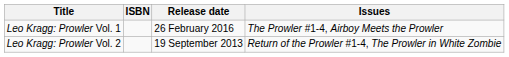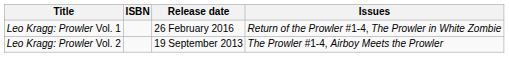(345, 28) The Prowler #1-4, Airboy Meets the Prowler -> (374, 28) Return of the Prowler #1-4, The Prowler in White Zombie
(374, 44) Return of the Prowler #1-4, The Prowler in White Zombie -> (345, 44) The Prowler #1-4, Airboy Meets the Prowler
